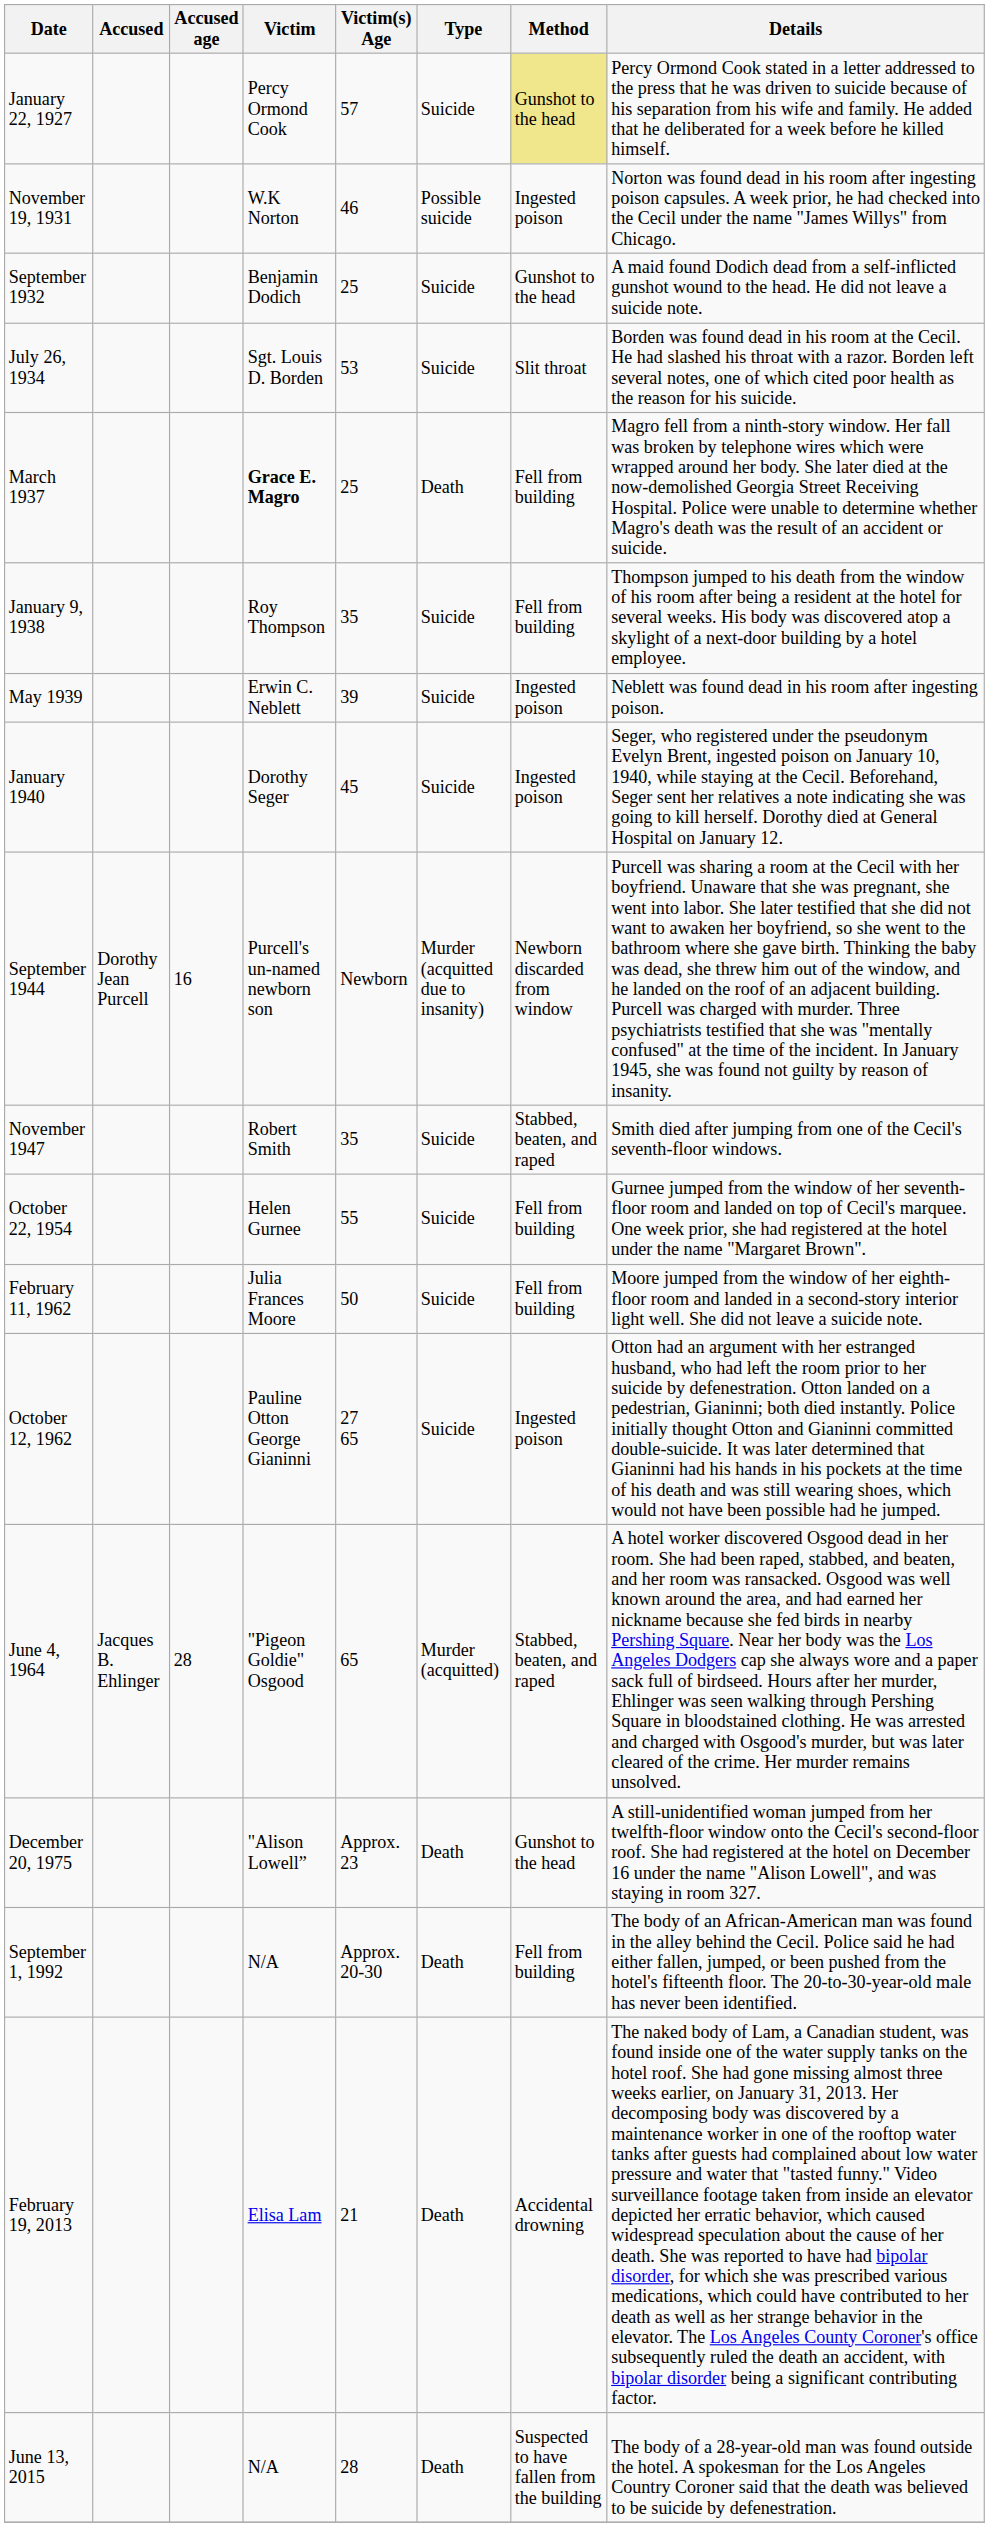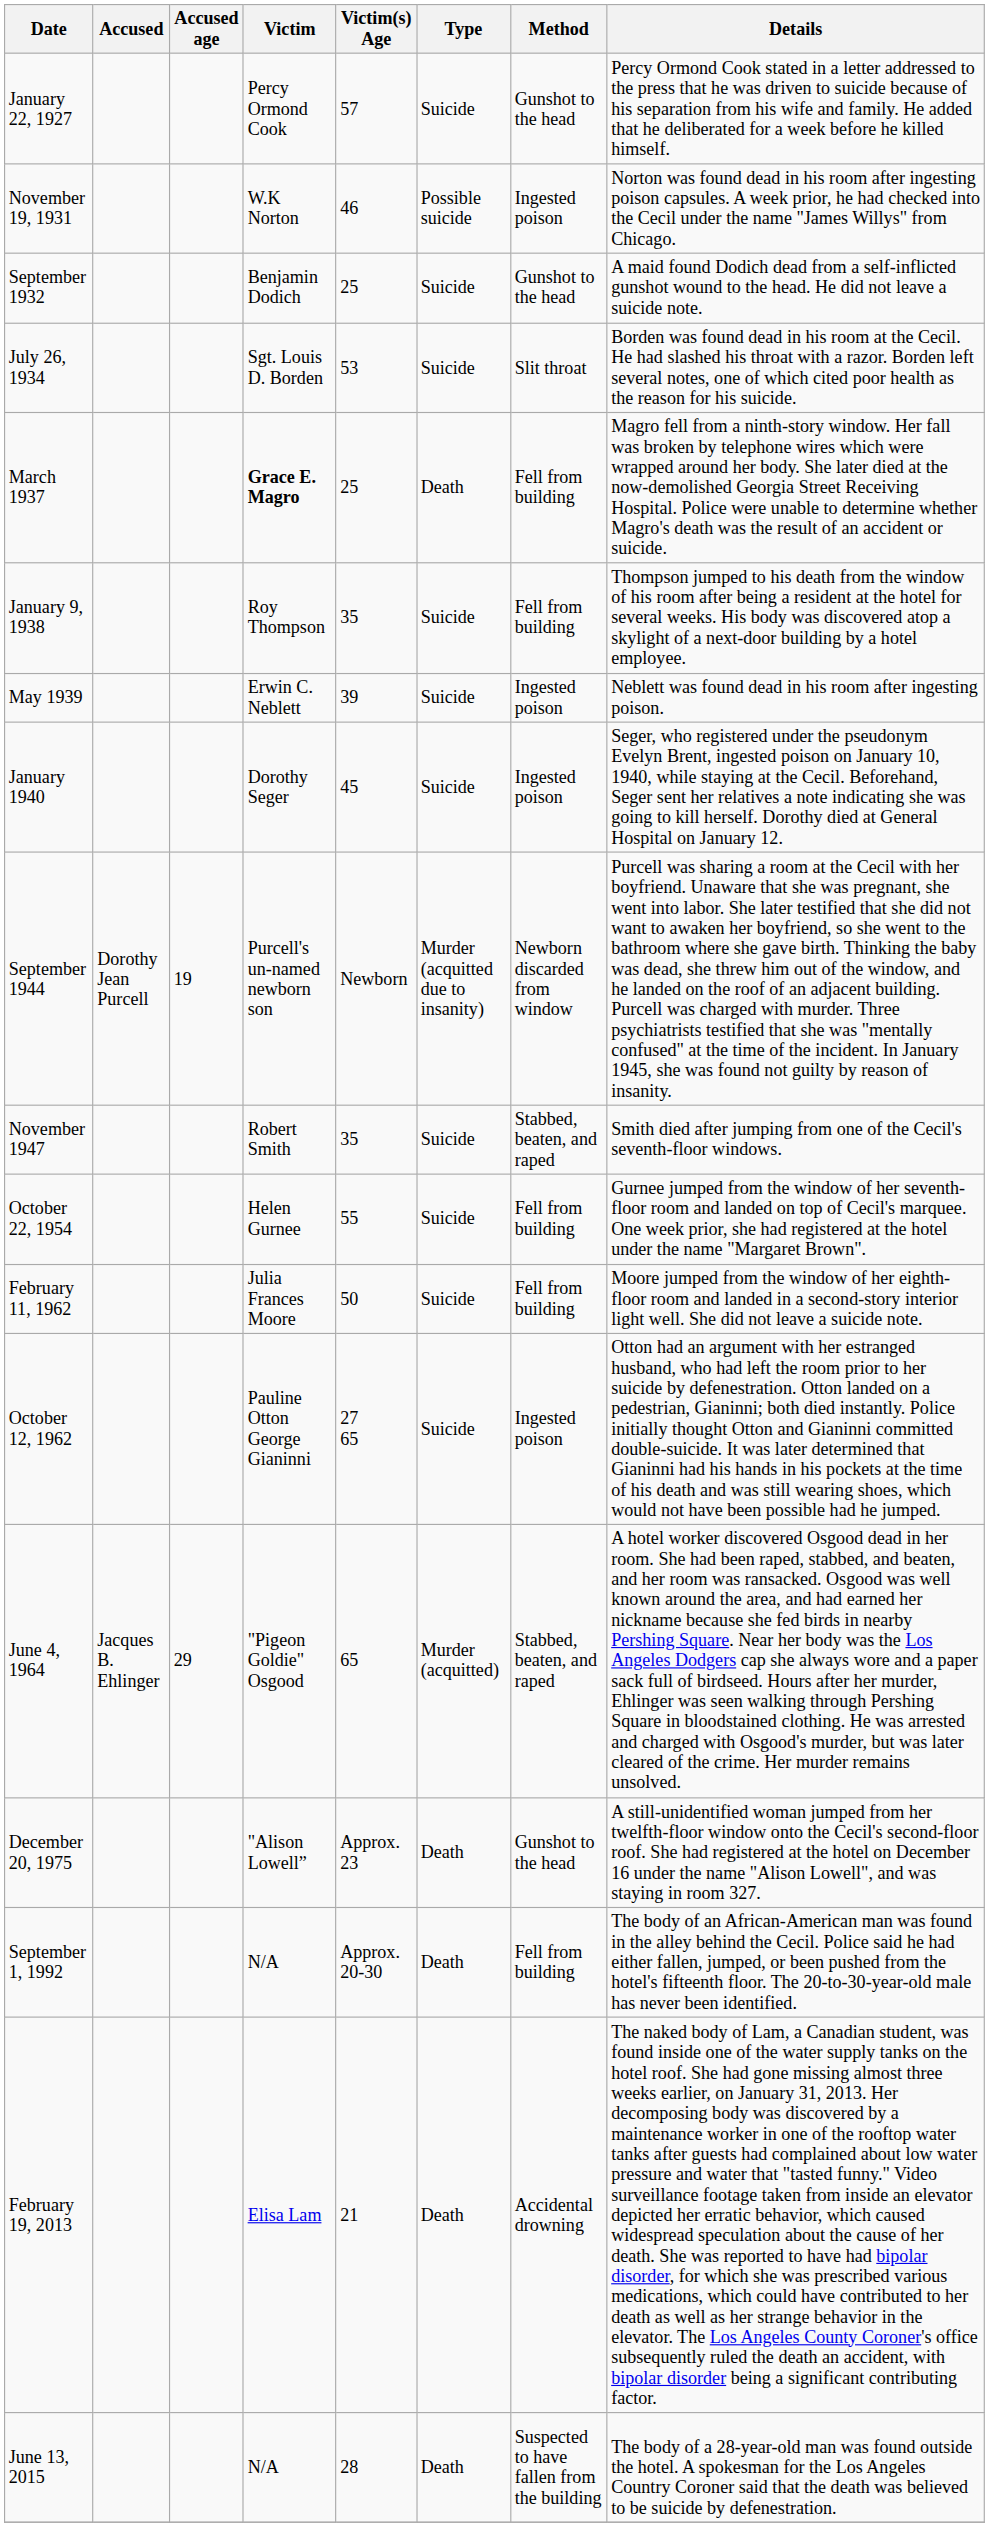(555, 108) khaki background -> (555, 108) no background
(183, 978) 16 -> (183, 978) 19
(183, 1661) 28 -> (183, 1661) 29
